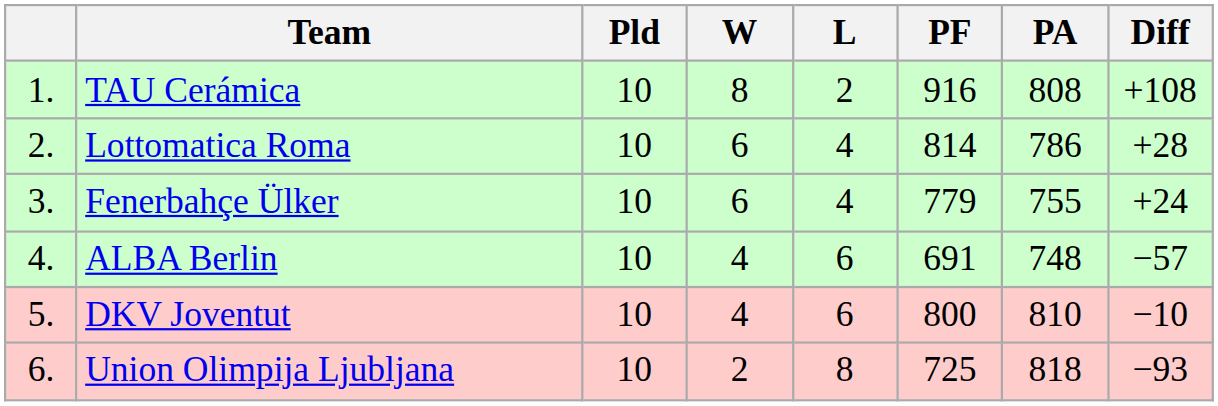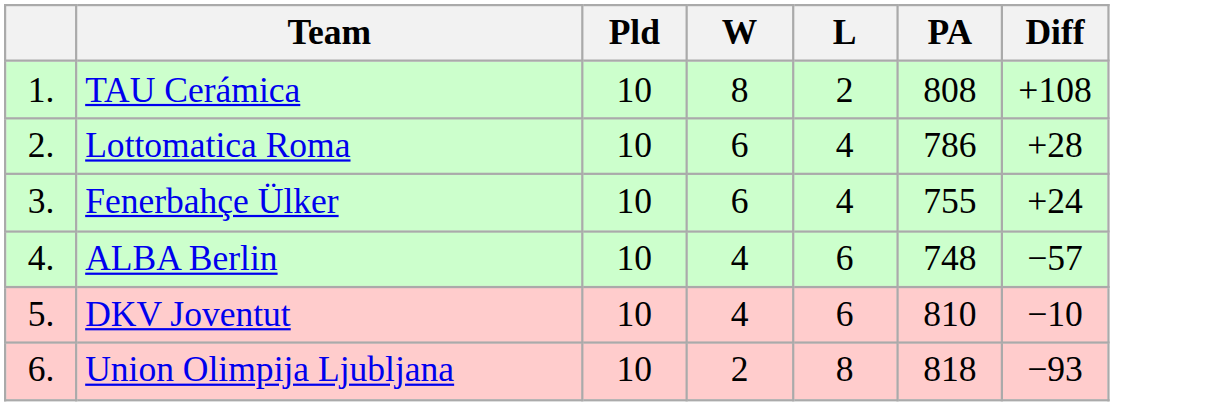- column: (950, 32)
